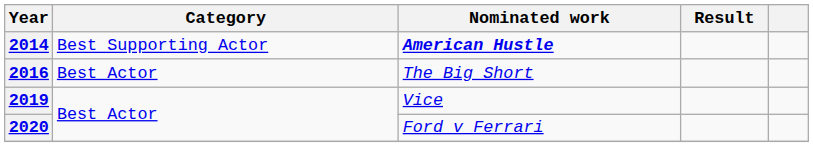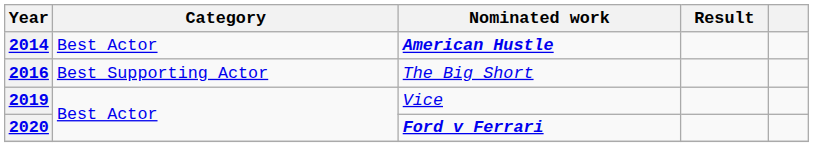(163, 46) Best Supporting Actor -> (107, 46) Best Actor
(107, 73) Best Actor -> (163, 73) Best Supporting Actor
(473, 128) normal -> (473, 128) bold
